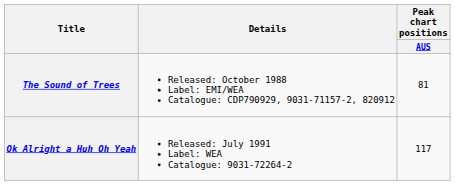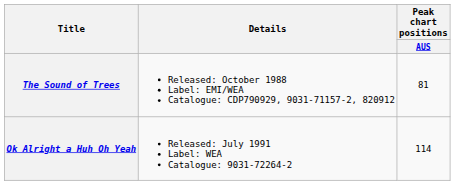(423, 149) 117 -> (423, 149) 114
